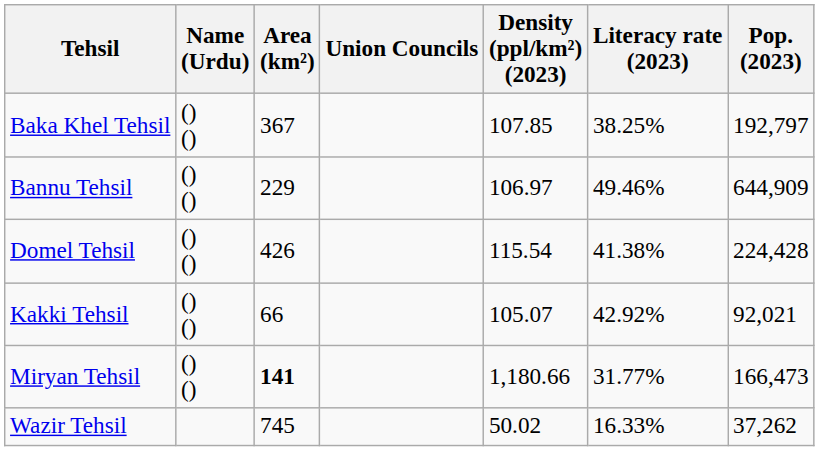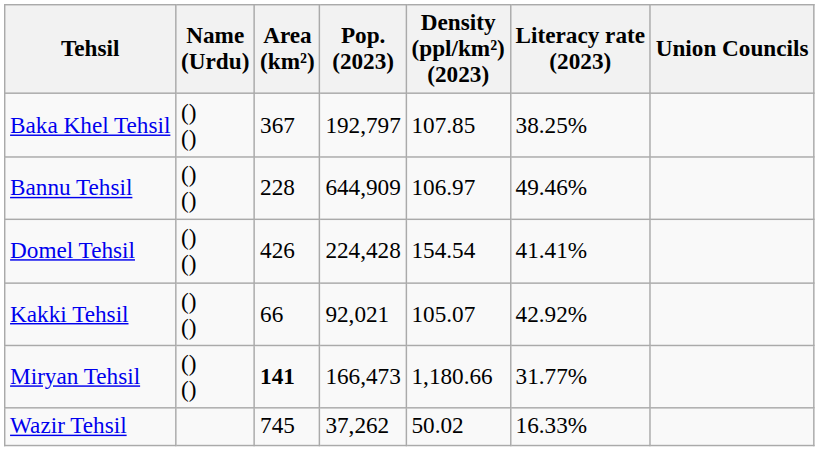columns swapped: (771, 48) <-> (402, 48)
(277, 187) 229 -> (277, 187) 228
(520, 250) 115.54 -> (443, 250) 154.54
(629, 250) 41.38% -> (551, 250) 41.41%
